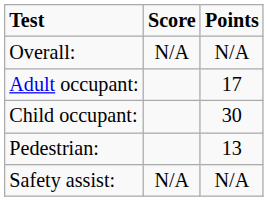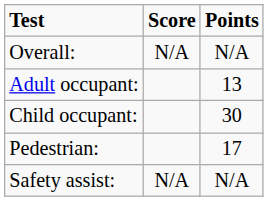(232, 84) 17 -> (232, 84) 13
(232, 148) 13 -> (232, 148) 17
